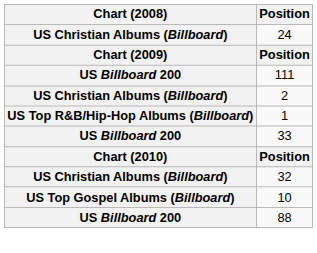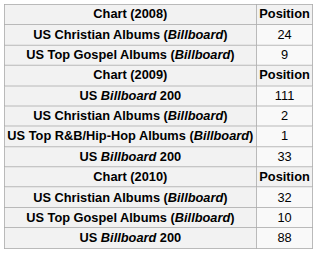+ row: (285, 55)
